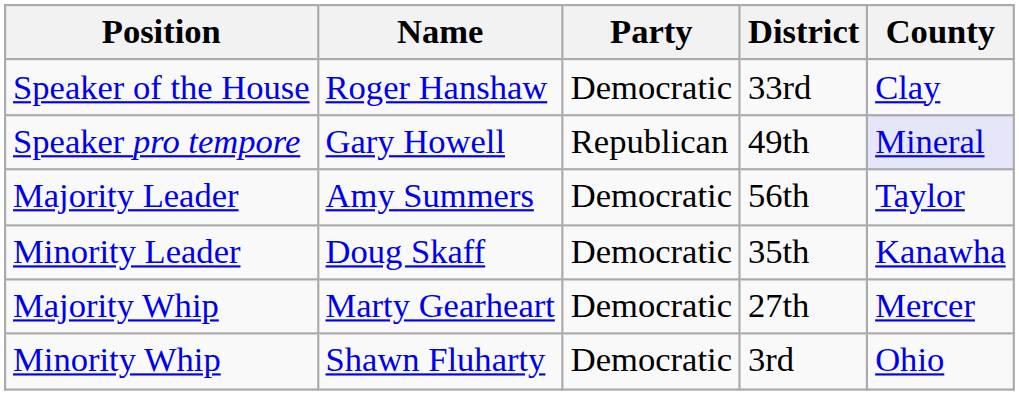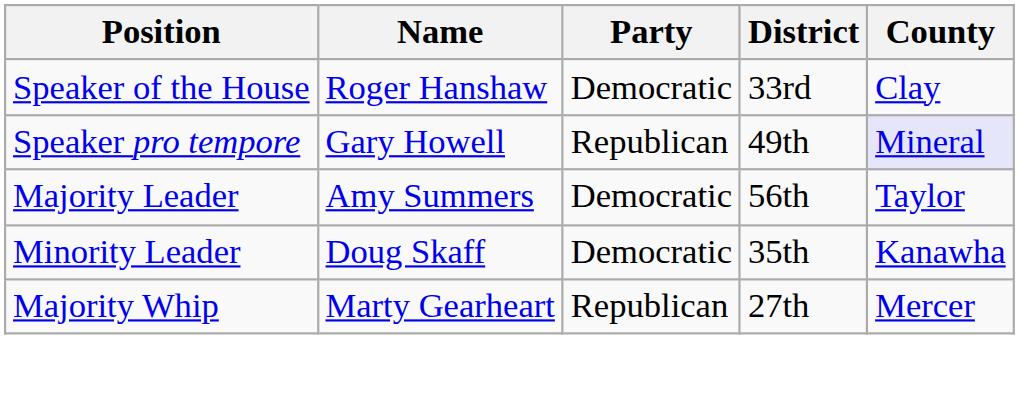(651, 305) Democratic -> (650, 305) Republican
- row: (117, 360)
